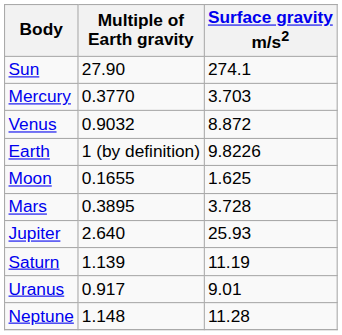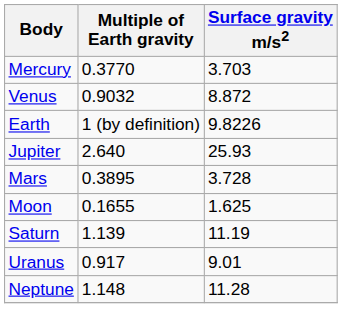- row: (24, 69)
rows swapped: (30, 179) <-> (34, 234)
